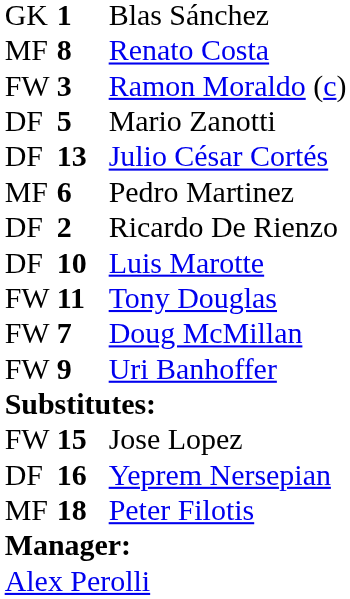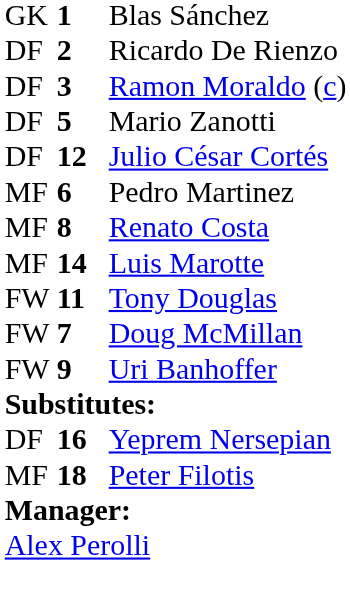rows swapped: (223, 227) <-> (189, 50)
(27, 85) FW -> (24, 85) DF
(72, 156) 13 -> (72, 156) 12
(24, 262) DF -> (26, 262) MF
(72, 262) 10 -> (72, 262) 14
- row: (176, 439)
